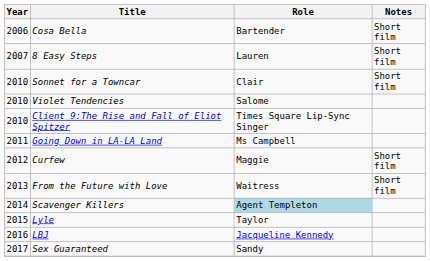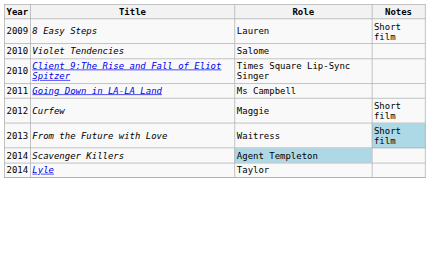- row: (59, 31)
(17, 56) 2007 -> (17, 31) 2009
- row: (86, 81)
(388, 186) no background -> (387, 136) lightblue background
(17, 220) 2015 -> (17, 170) 2014
- row: (40, 235)
- row: (70, 249)
